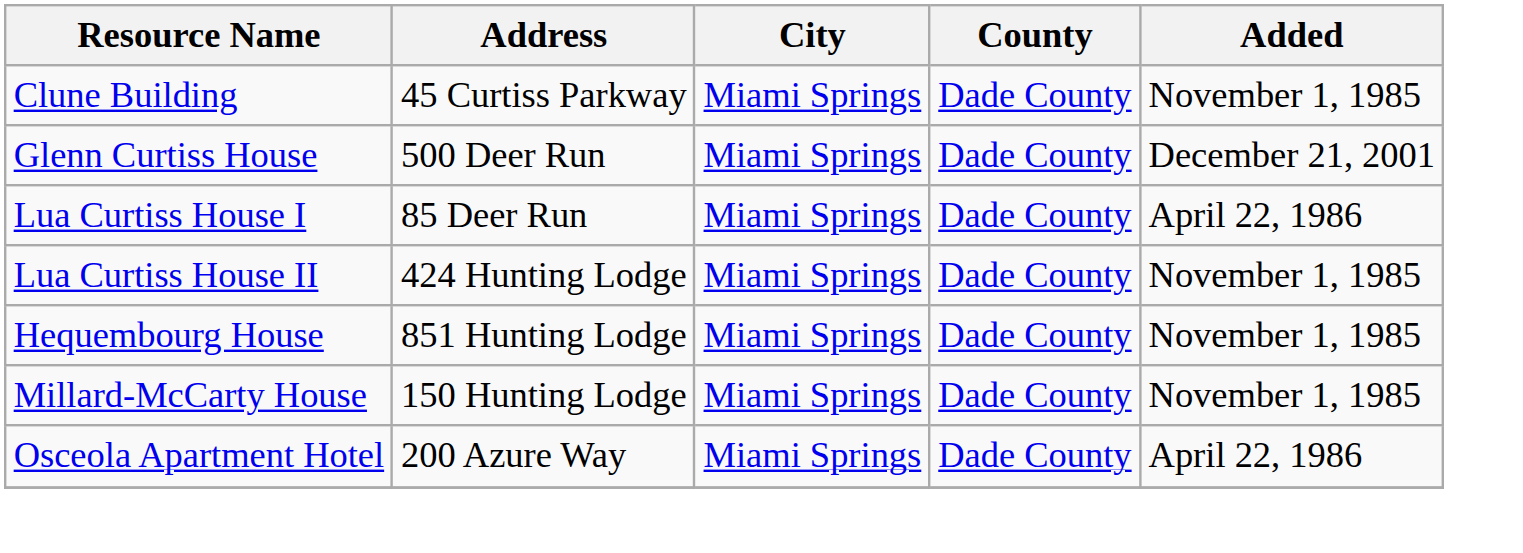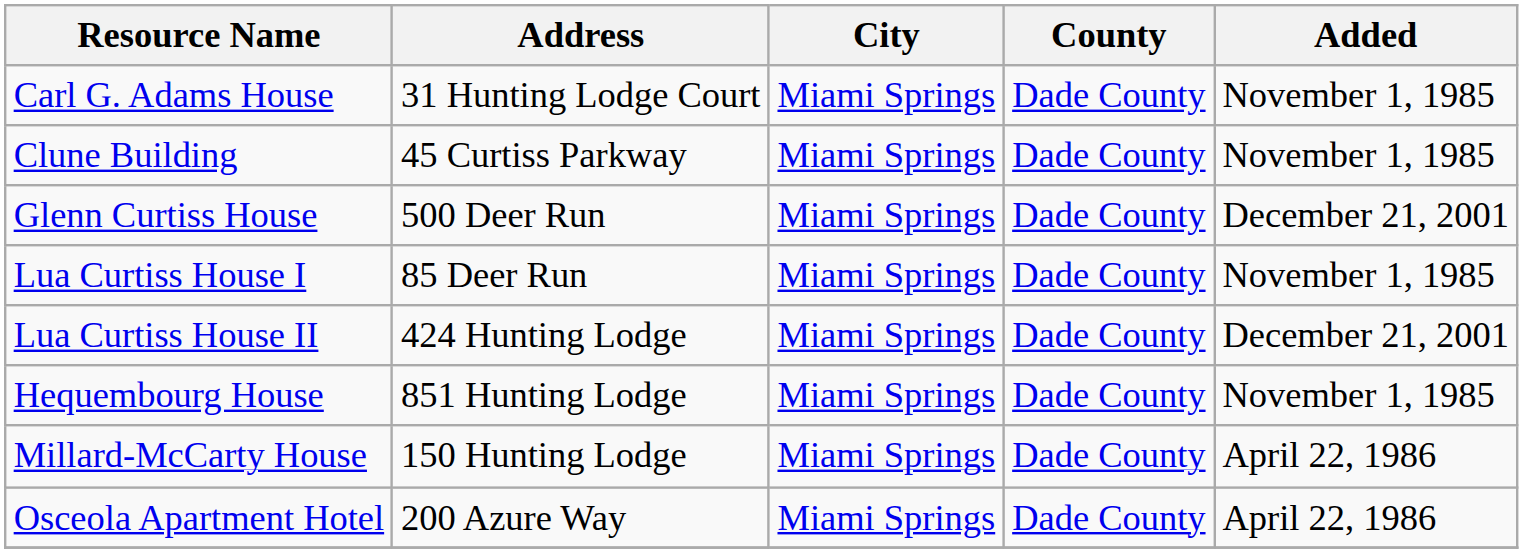+ row: (174, 94)
(1255, 215) April 22, 1986 -> (1359, 275) November 1, 1985
(1285, 275) November 1, 1985 -> (1366, 335) December 21, 2001
(1285, 395) November 1, 1985 -> (1329, 455) April 22, 1986
